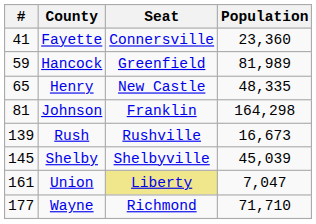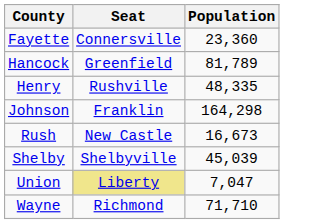- column: (21, 16)
(265, 64) 81,989 -> (232, 64) 81,789
(162, 88) New Castle -> (129, 88) Rushville
(162, 135) Rushville -> (129, 135) New Castle
